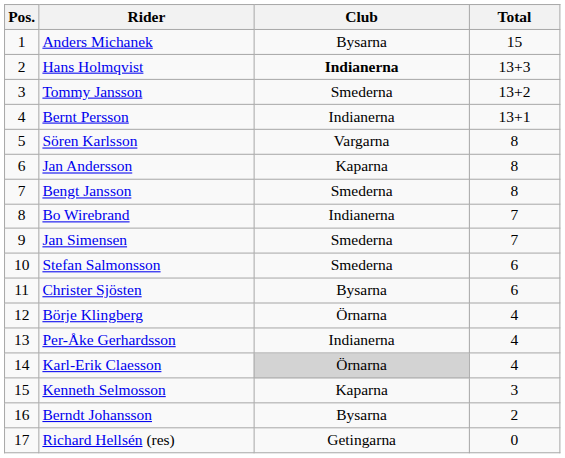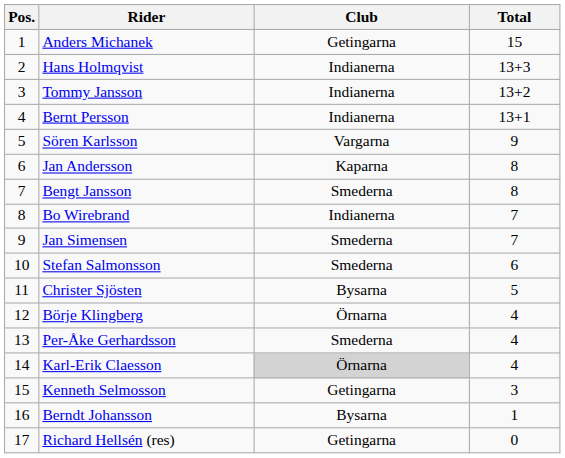(362, 41) Bysarna -> (362, 41) Getingarna
(362, 66) bold -> (362, 66) normal
(362, 91) Smederna -> (362, 91) Indianerna
(514, 141) 8 -> (514, 141) 9
(514, 290) 6 -> (514, 290) 5
(362, 340) Indianerna -> (362, 340) Smederna
(362, 390) Kaparna -> (362, 390) Getingarna
(514, 415) 2 -> (514, 415) 1
